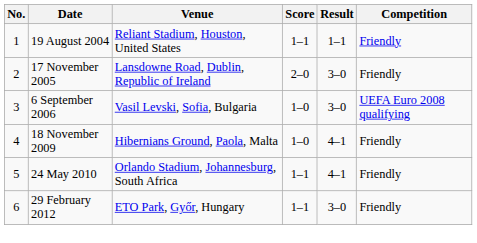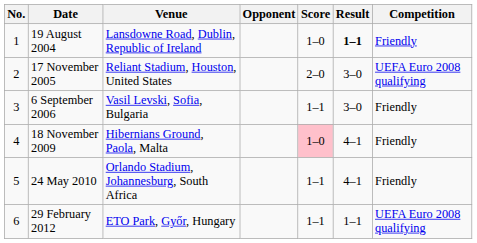+ column: (269, 14)
(180, 40) Reliant Stadium, Houston, United States -> (170, 40) Lansdowne Road, Dublin, Republic of Ireland
(300, 40) 1–1 -> (316, 40) 1–0
(337, 40) normal -> (353, 40) bold
(179, 74) Lansdowne Road, Dublin, Republic of Ireland -> (171, 74) Reliant Stadium, Houston, United States
(380, 74) Friendly -> (418, 74) UEFA Euro 2008 qualifying
(300, 107) 1–0 -> (316, 107) 1–1
(402, 107) UEFA Euro 2008 qualifying -> (396, 107) Friendly
(300, 140) no background -> (316, 140) pink background
(337, 207) 3–0 -> (353, 221) 1–1
(380, 207) Friendly -> (418, 221) UEFA Euro 2008 qualifying
